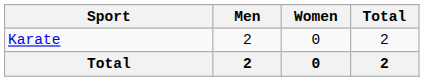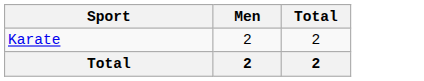- column: (316, 16)
